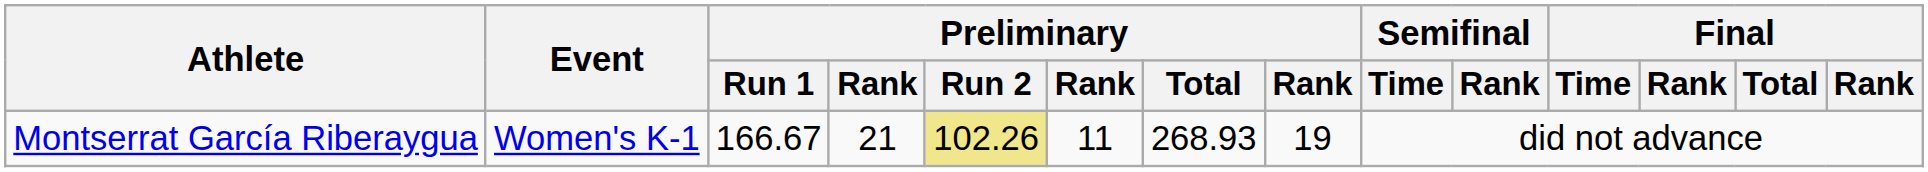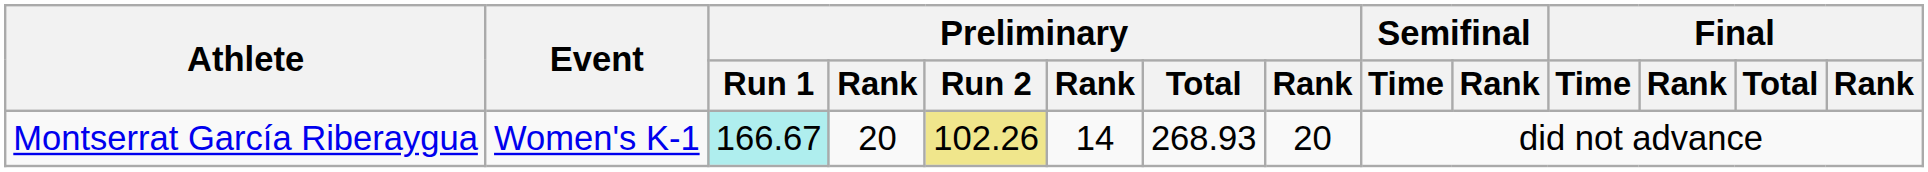(769, 139) no background -> (769, 139) paleturquoise background
(877, 139) 21 -> (877, 139) 20
(1095, 139) 11 -> (1095, 139) 14
(1312, 139) 19 -> (1312, 139) 20
